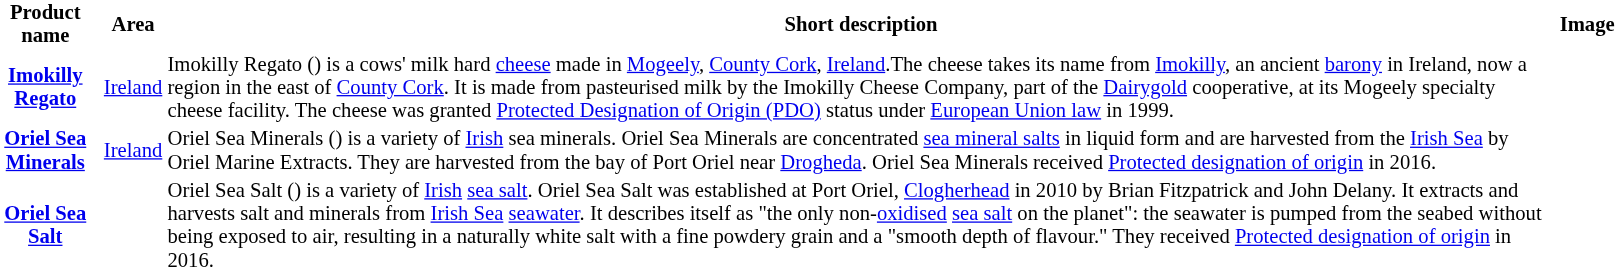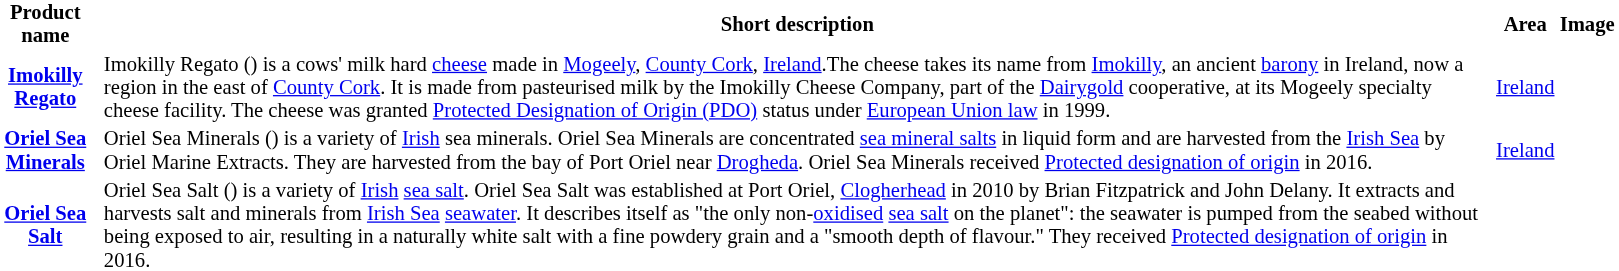columns swapped: (133, 23) <-> (861, 23)
